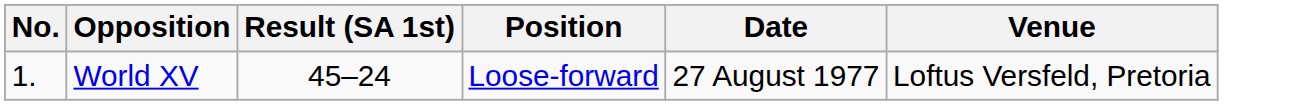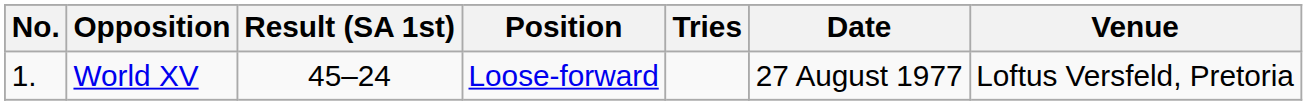+ column: (707, 28)
